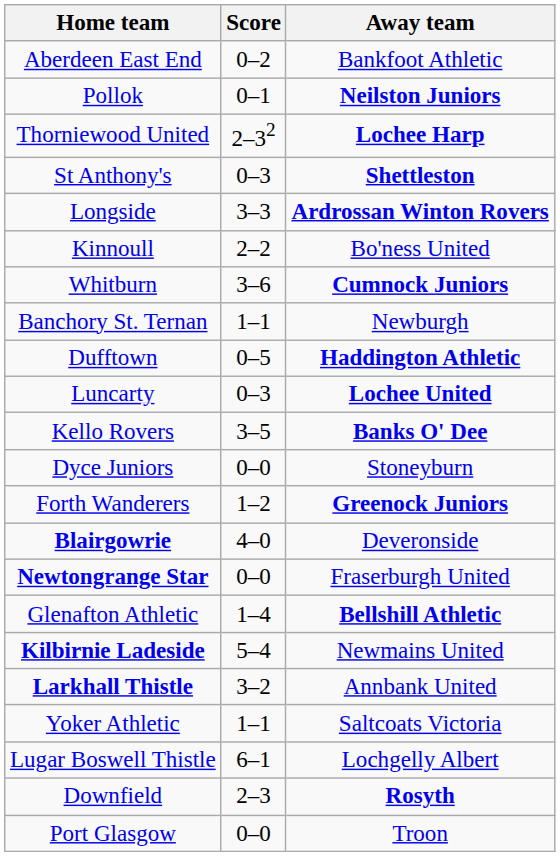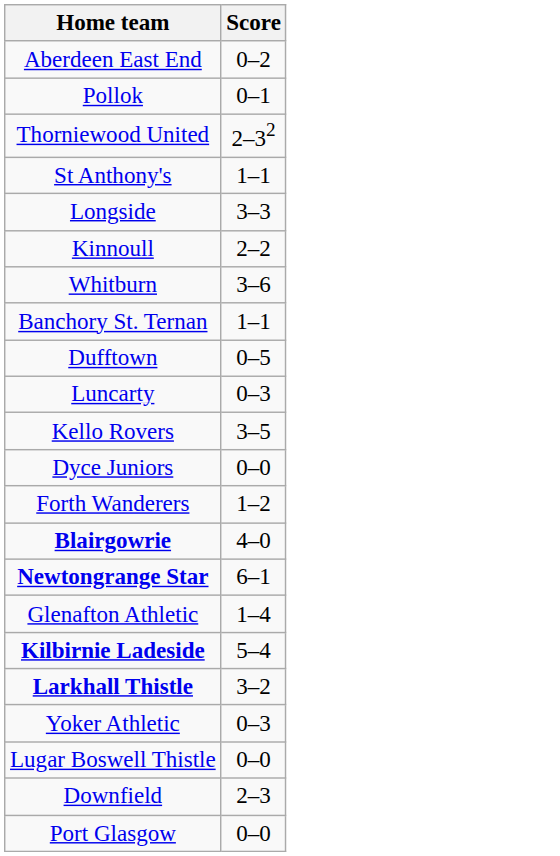- column: (420, 22)
(254, 175) 0–3 -> (254, 175) 1–1
(254, 577) 0–0 -> (254, 577) 6–1
(254, 723) 1–1 -> (254, 723) 0–3
(254, 759) 6–1 -> (254, 759) 0–0
